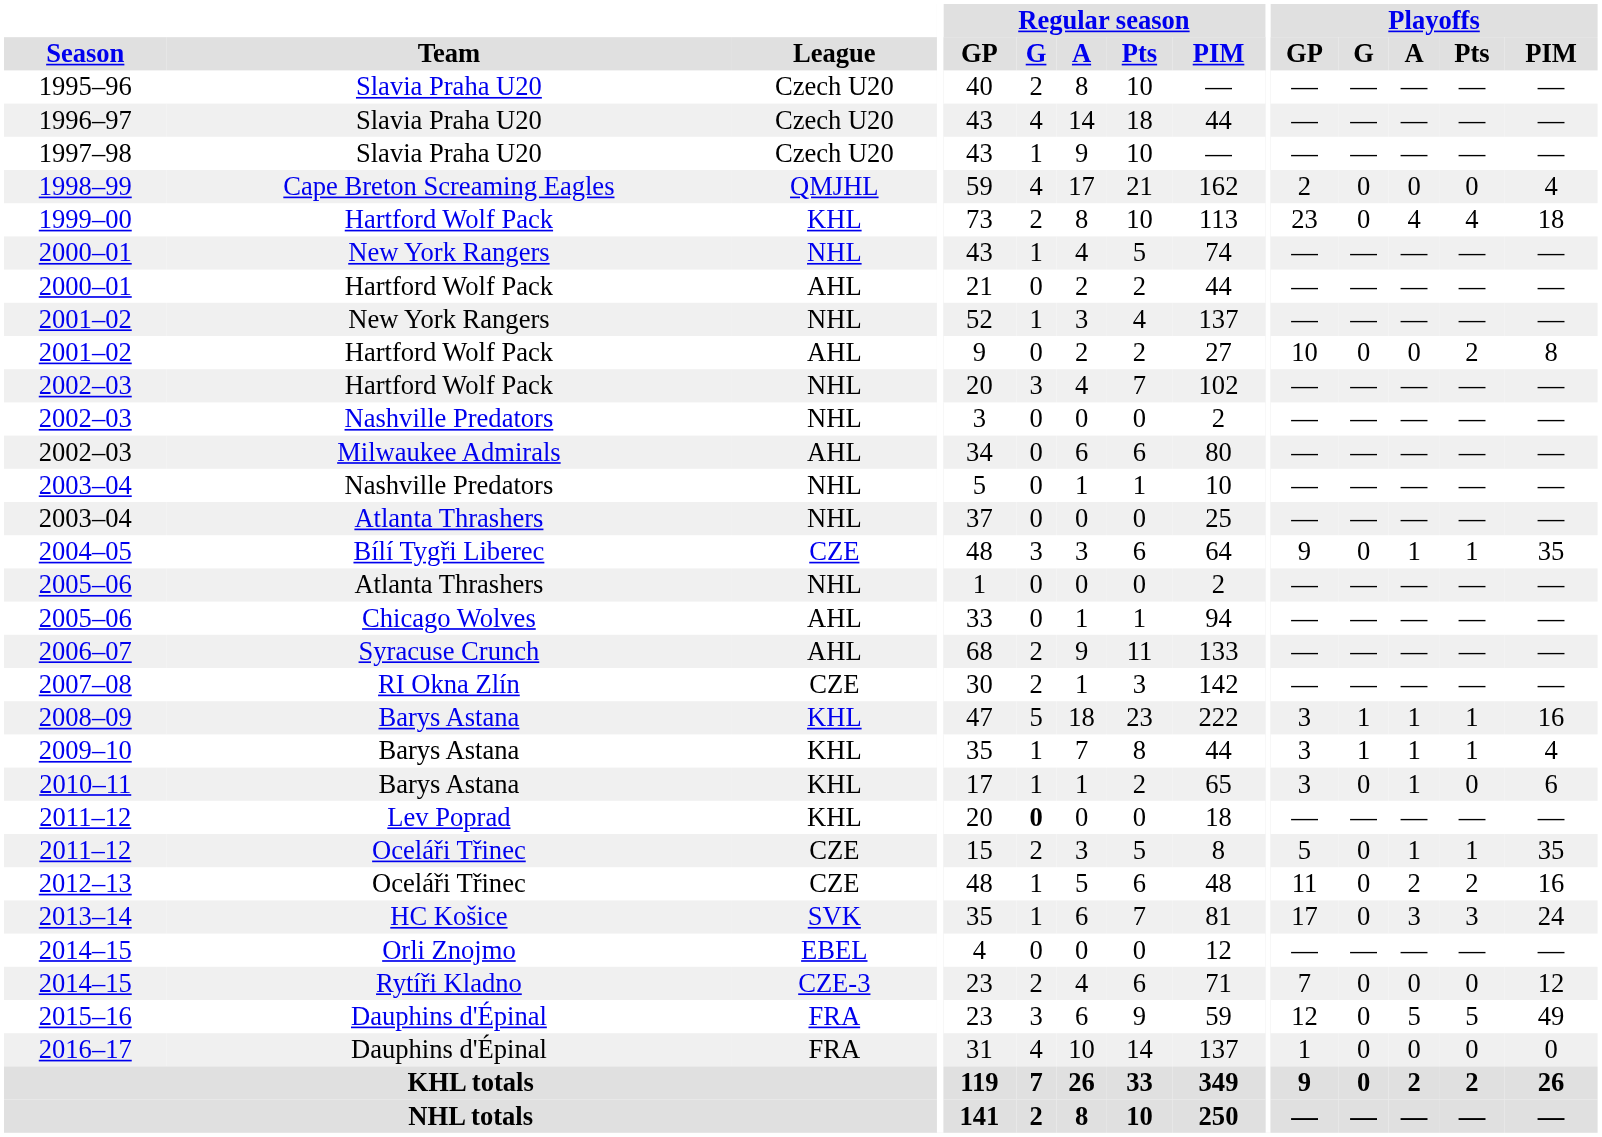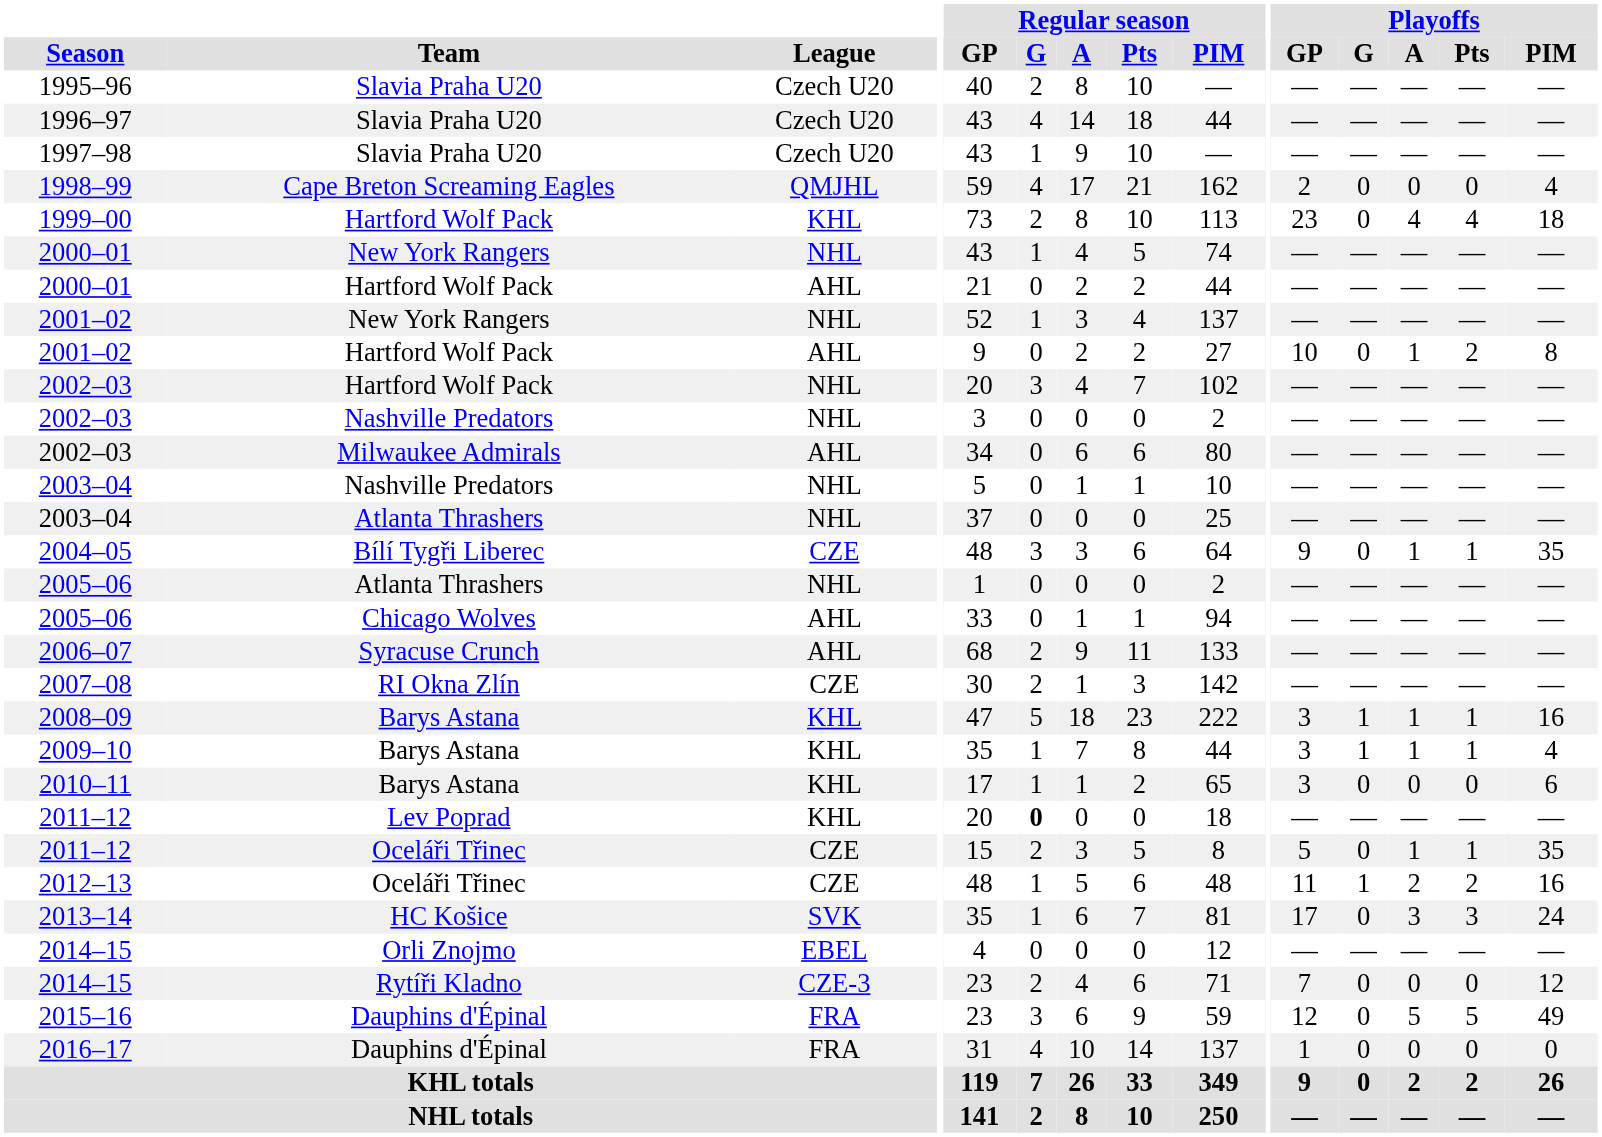(1414, 352) 0 -> (1414, 352) 1
(1414, 783) 1 -> (1414, 783) 0
(1364, 883) 0 -> (1364, 883) 1
